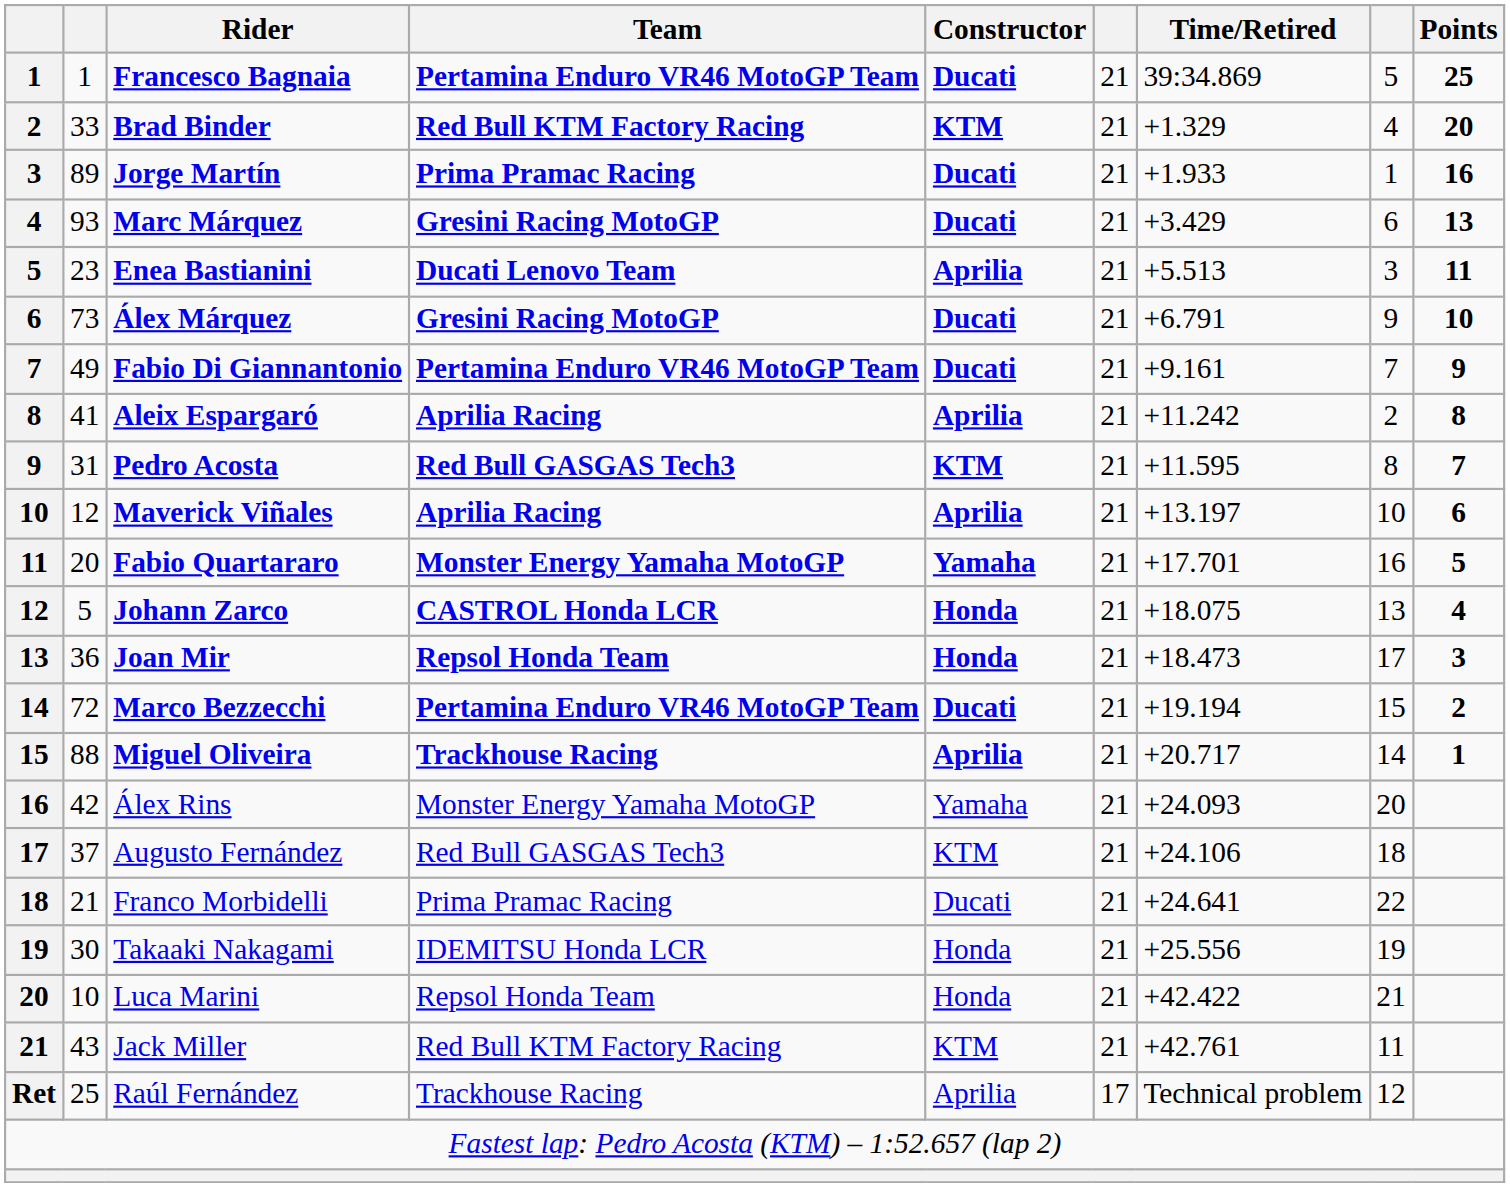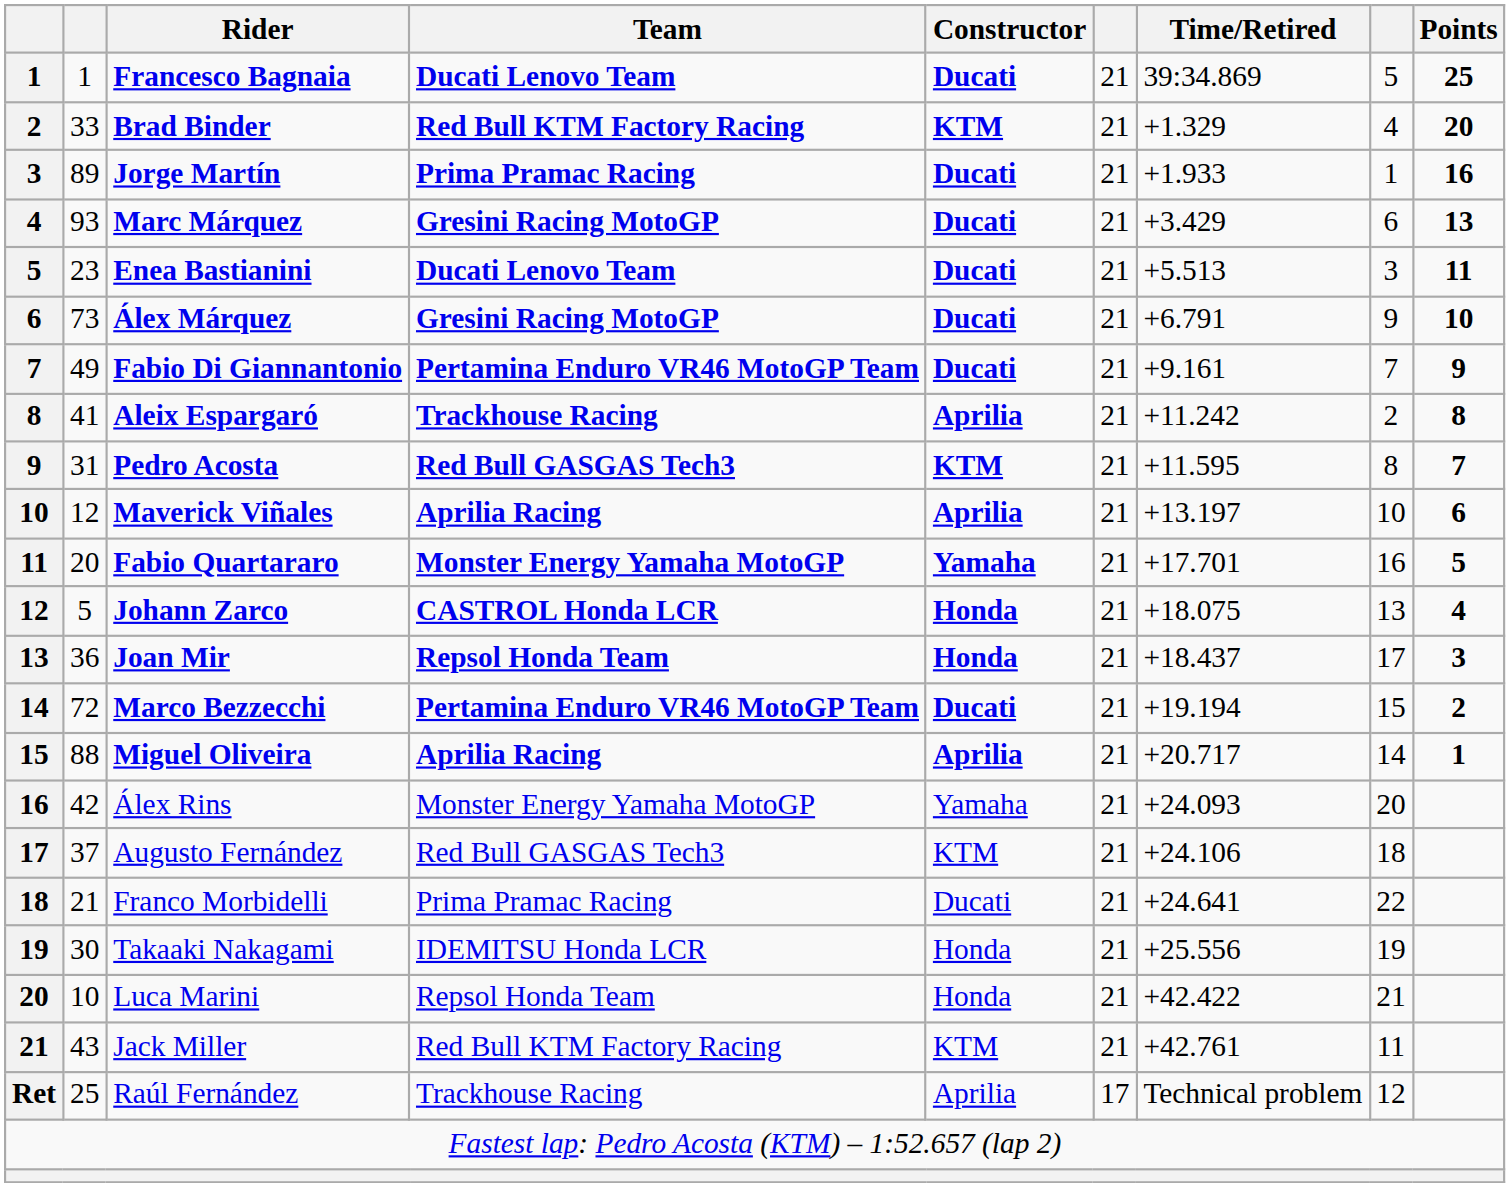(667, 76) Pertamina Enduro VR46 MotoGP Team -> (546, 76) Ducati Lenovo Team
(978, 270) Aprilia -> (974, 270) Ducati
(509, 416) Aprilia Racing -> (537, 416) Trackhouse Racing
(1192, 658) +18.473 -> (1192, 658) +18.437
(537, 755) Trackhouse Racing -> (509, 755) Aprilia Racing
